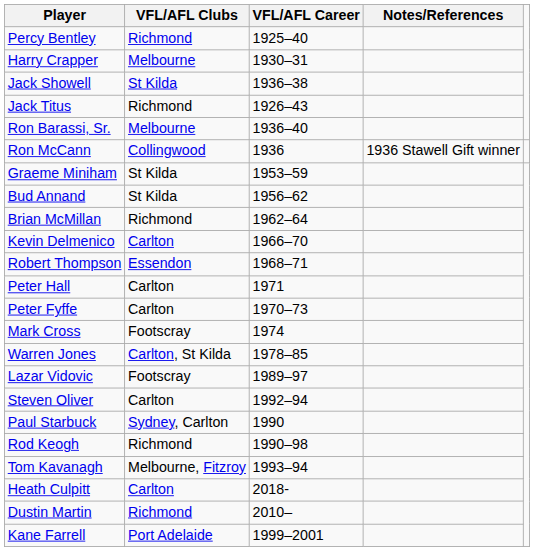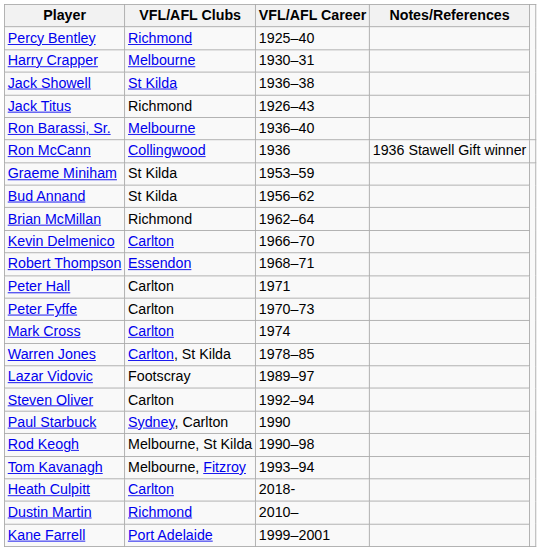(159, 331) Footscray -> (151, 331) Carlton
(160, 444) Richmond -> (190, 444) Melbourne, St Kilda
